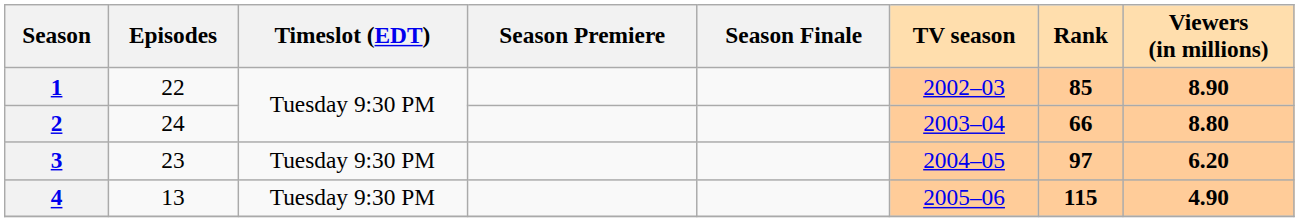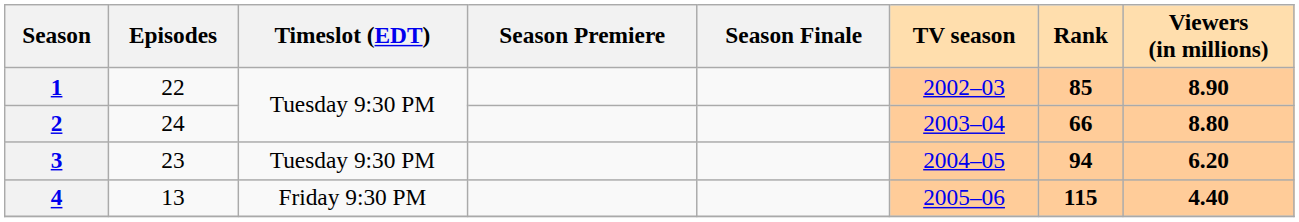(1081, 160) 97 -> (1081, 160) 94
(352, 197) Tuesday 9:30 PM -> (352, 197) Friday 9:30 PM
(1209, 197) 4.90 -> (1209, 197) 4.40
